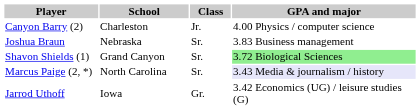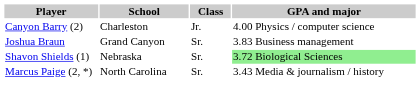(121, 41) Nebraska -> (132, 41) Grand Canyon
(132, 56) Grand Canyon -> (121, 56) Nebraska
(309, 72) lavender background -> (309, 72) no background
- row: (35, 93)
